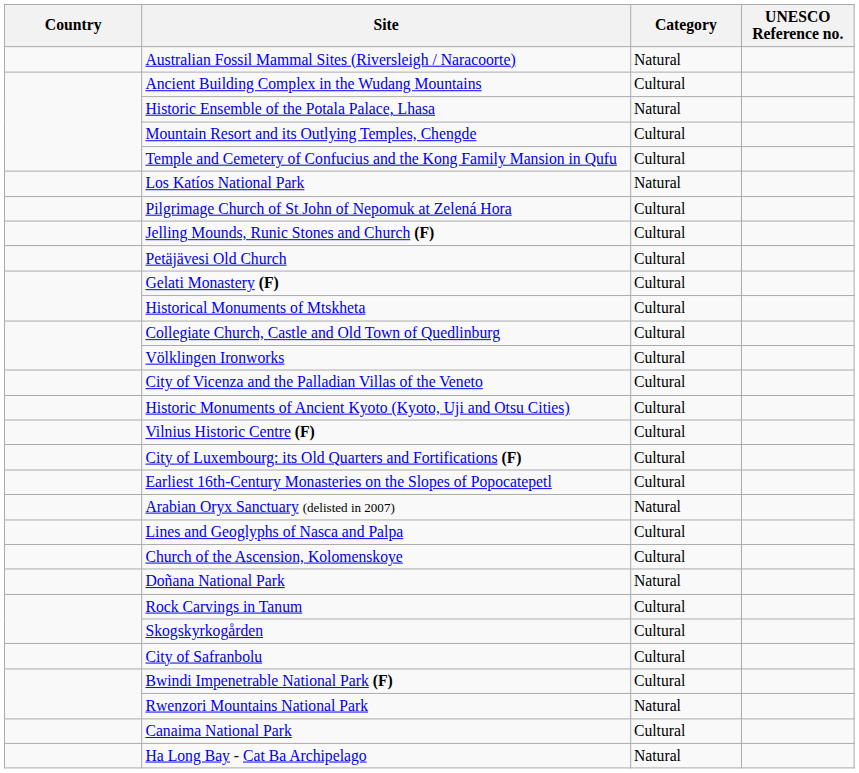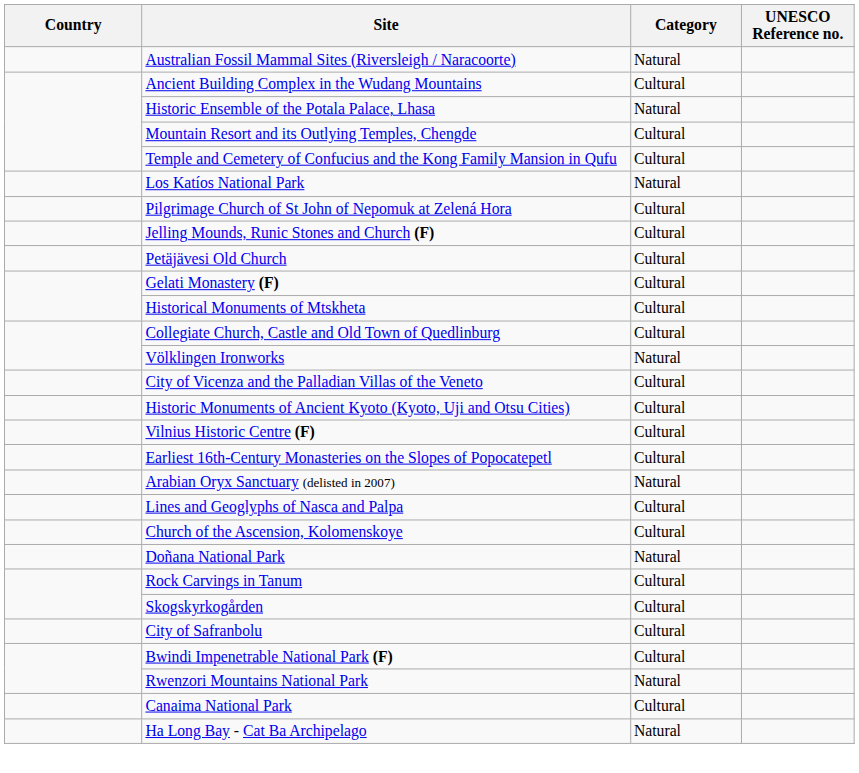(660, 357) Cultural -> (657, 357) Natural
- row: (333, 457)
